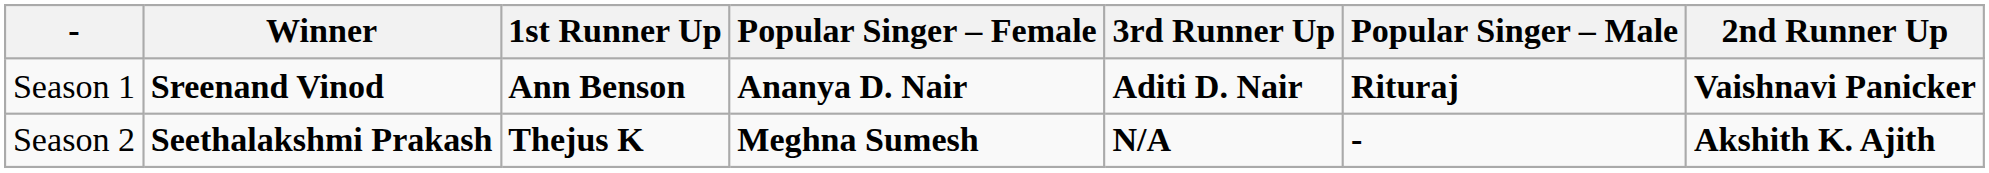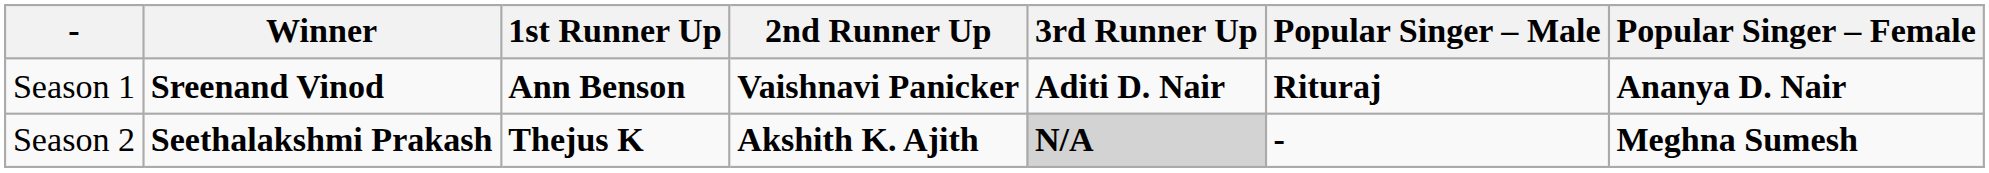columns swapped: (1835, 31) <-> (917, 31)
(1142, 139) no background -> (1064, 139) lightgrey background
